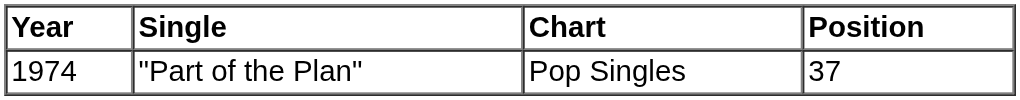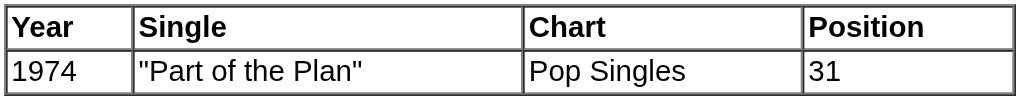(825, 71) 37 -> (825, 71) 31
